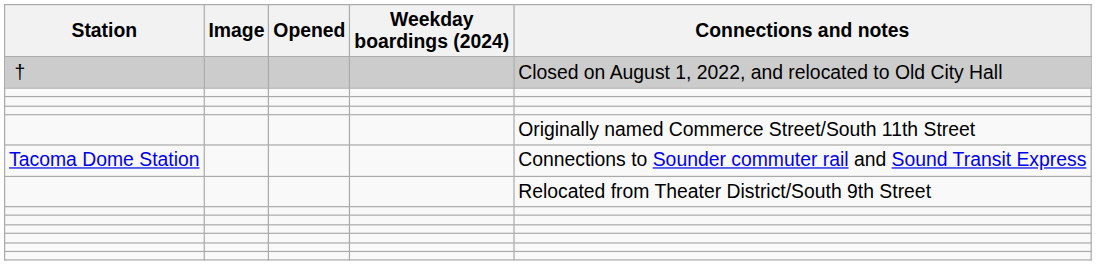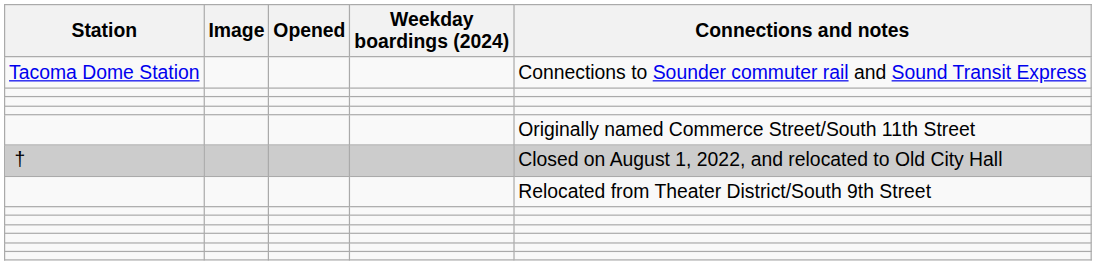rows swapped: (104, 160) <-> (17, 72)
